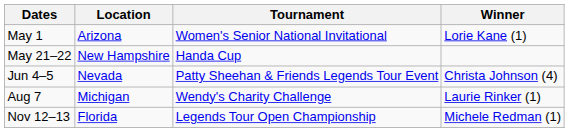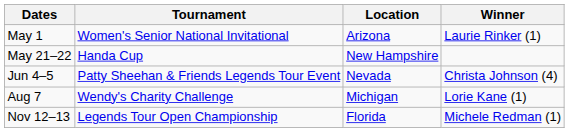columns swapped: (307, 14) <-> (124, 14)
(485, 35) Lorie Kane (1) -> (493, 35) Laurie Rinker (1)
(493, 96) Laurie Rinker (1) -> (485, 96) Lorie Kane (1)
